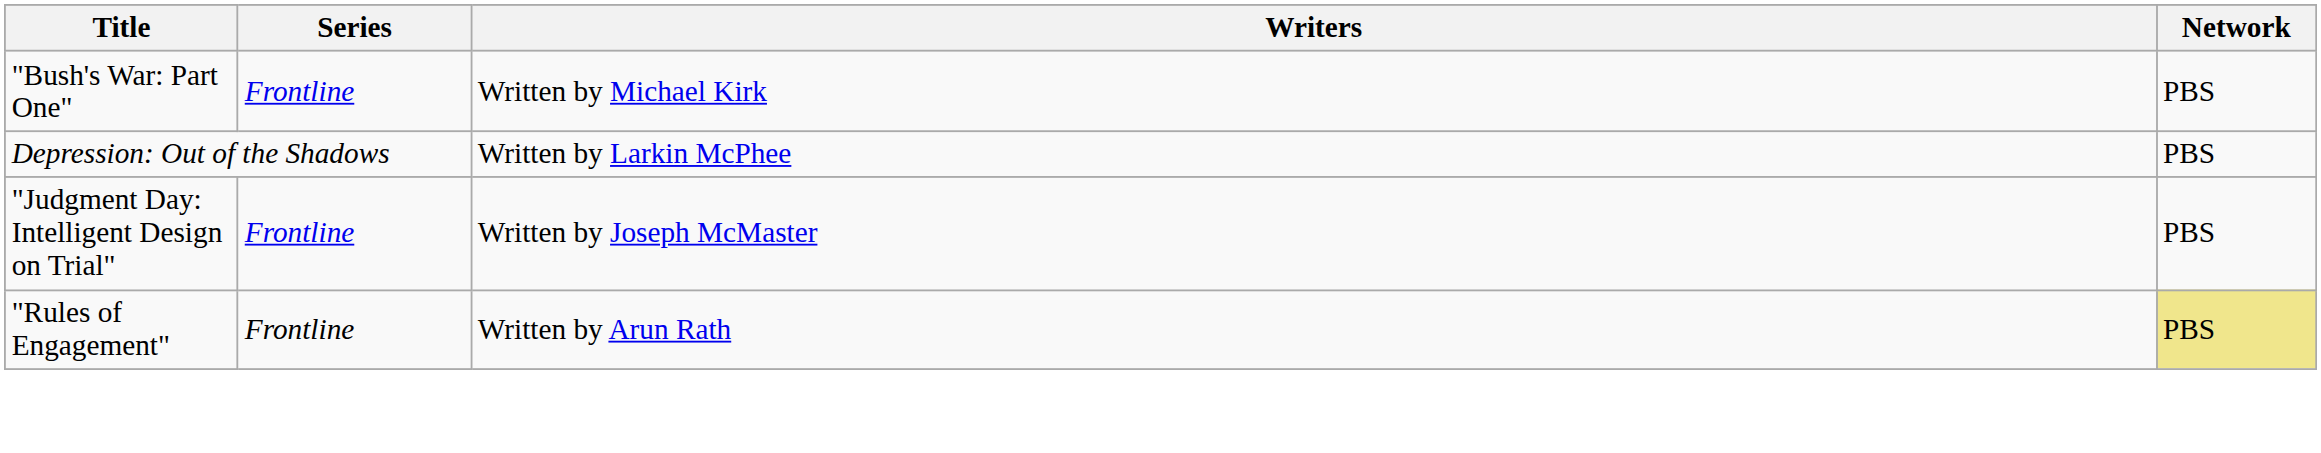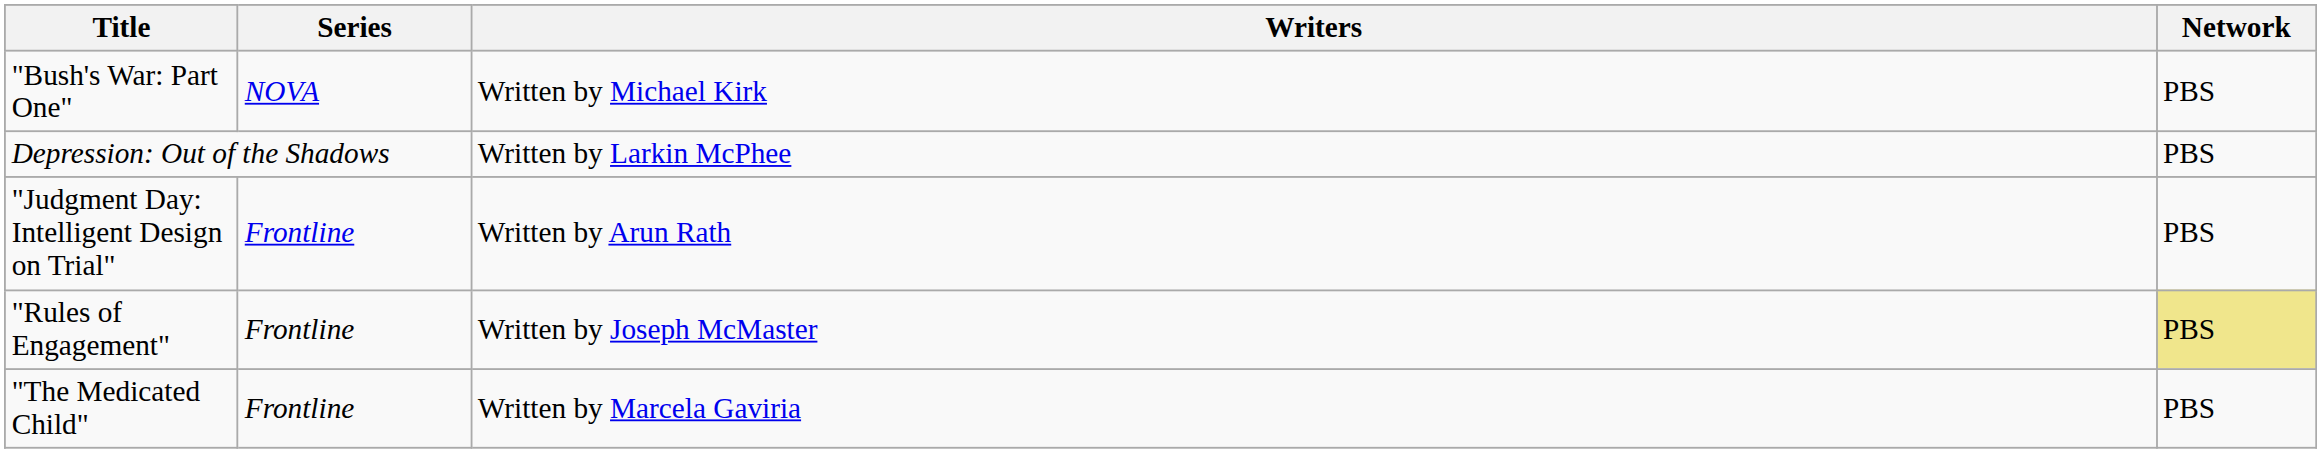(300, 90) Frontline -> (282, 90) NOVA
(648, 232) Written by Joseph McMaster -> (605, 232) Written by Arun Rath
(605, 328) Written by Arun Rath -> (648, 328) Written by Joseph McMaster
+ row: (106, 408)
